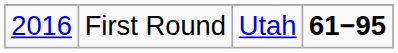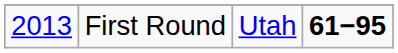(42, 26) 2016 -> (42, 26) 2013
